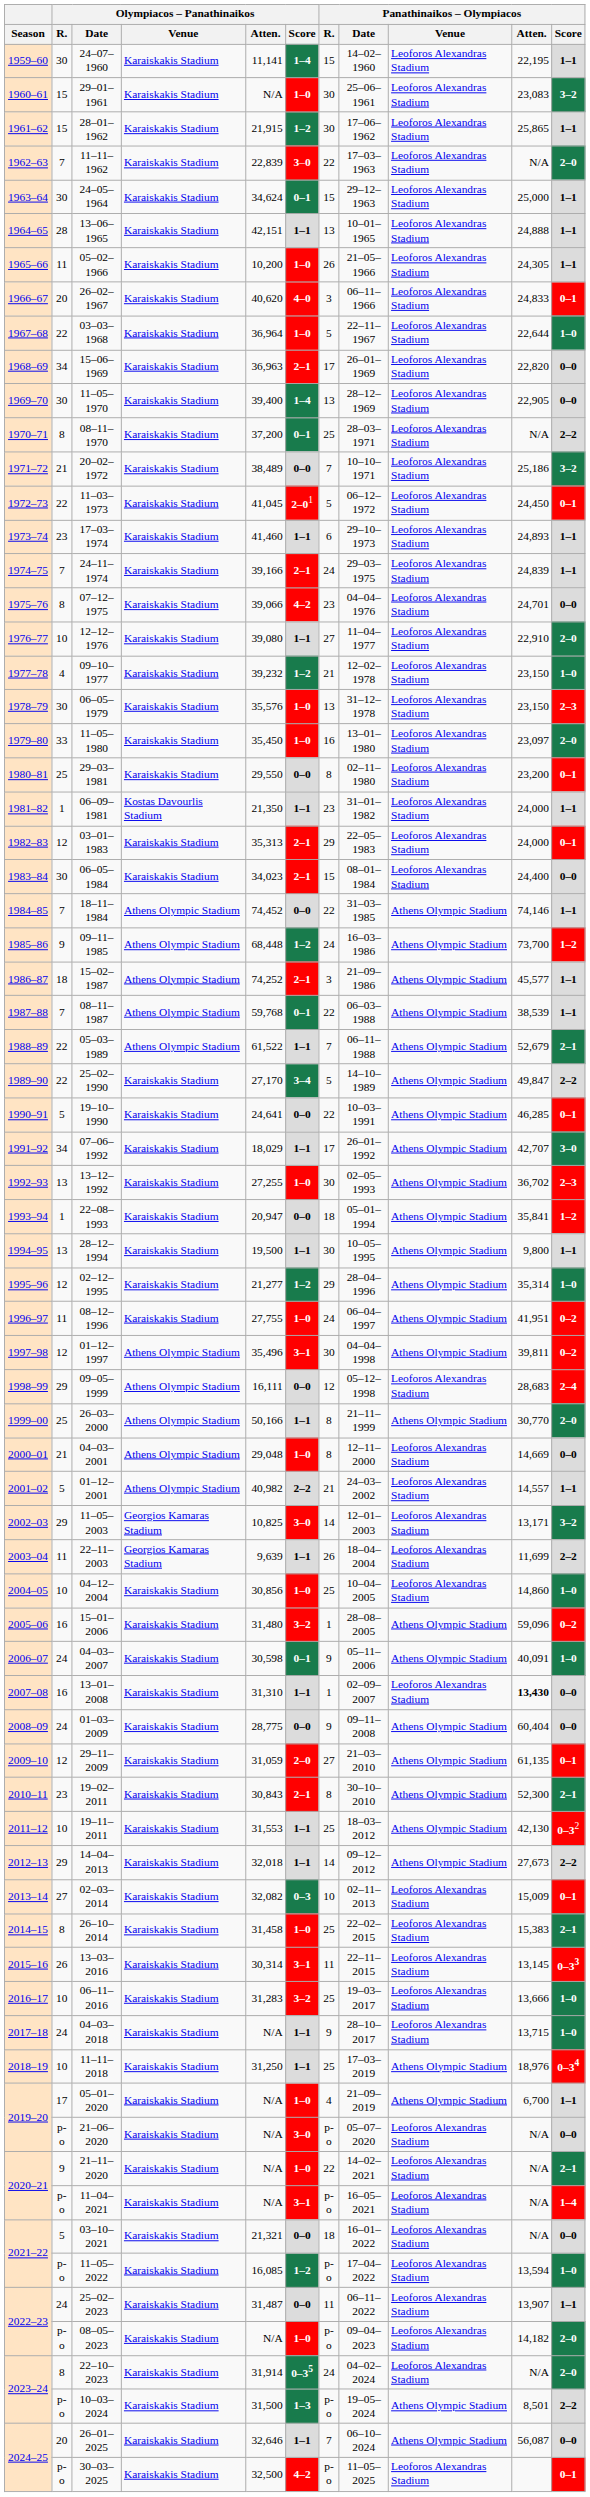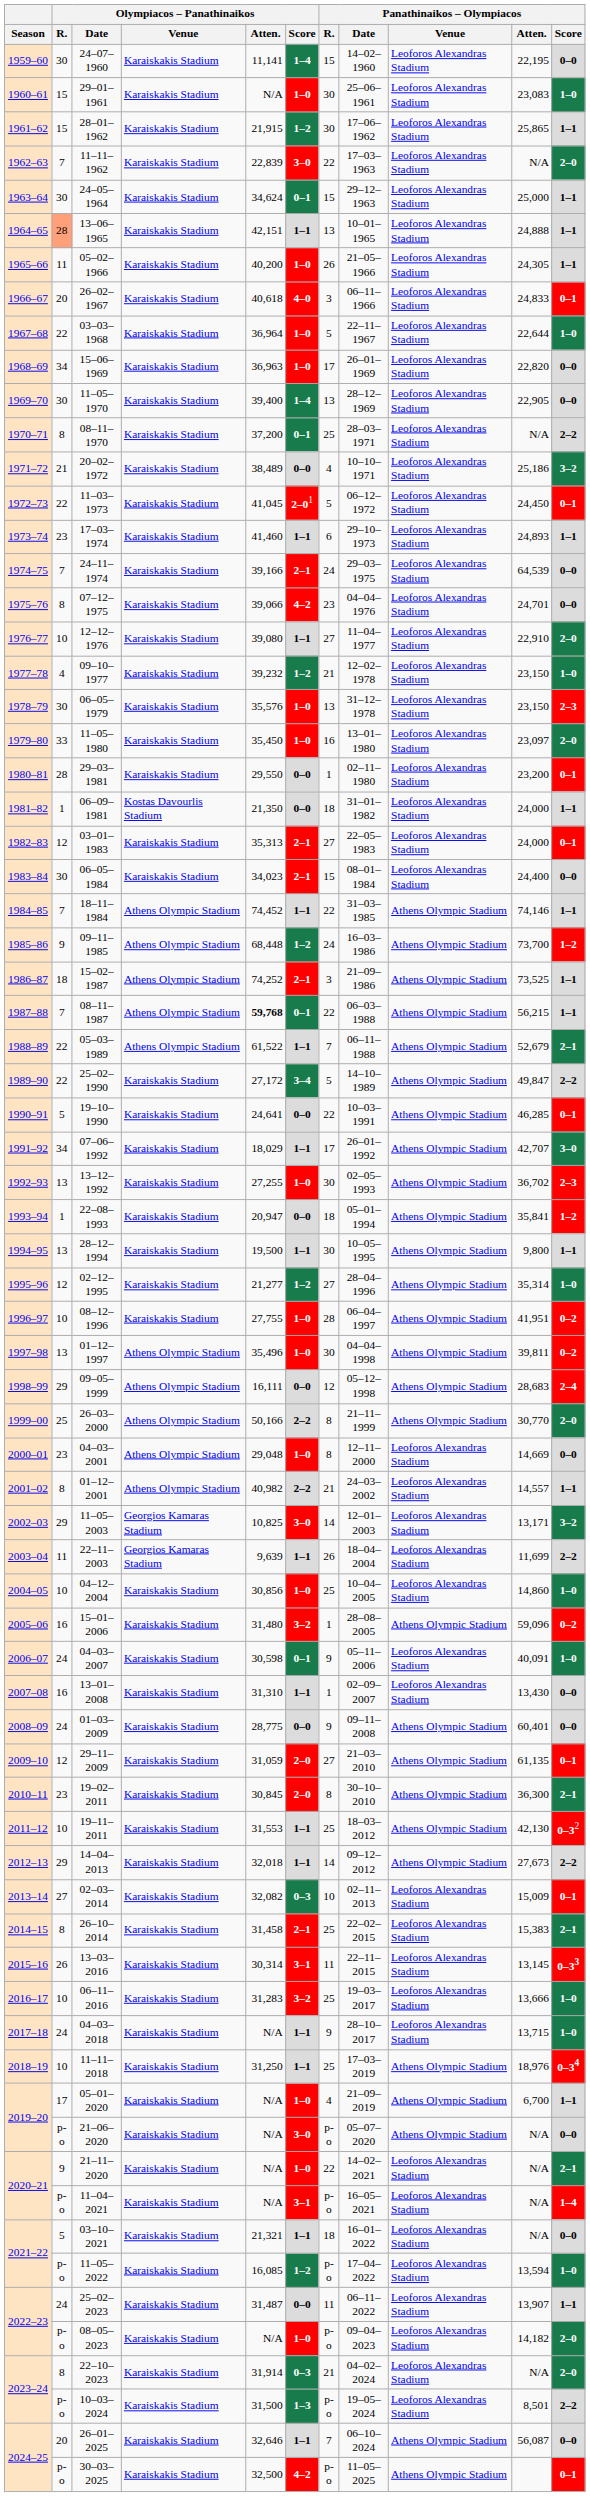(568, 60) 1–1 -> (568, 60) 0–0
(568, 94) 3–2 -> (568, 94) 1–0
(62, 230) no background -> (62, 230) lightsalmon background
(267, 264) 10,200 -> (267, 264) 40,200
(267, 298) 40,620 -> (267, 298) 40,618
(302, 366) 2–1 -> (302, 366) 1–0
(329, 468) 7 -> (329, 468) 4
(533, 570) 24,839 -> (533, 570) 64,539
(568, 570) 1–1 -> (568, 570) 0–0
(62, 774) 25 -> (62, 774) 28
(329, 774) 8 -> (329, 774) 1
(302, 808) 1–1 -> (302, 808) 0–0
(329, 808) 23 -> (329, 808) 18
(329, 842) 29 -> (329, 842) 27
(302, 910) 0–0 -> (302, 910) 1–1
(533, 978) 45,577 -> (533, 978) 73,525
(267, 1012) normal -> (267, 1012) bold
(533, 1012) 38,539 -> (533, 1012) 56,215
(267, 1080) 27,170 -> (267, 1080) 27,172
(329, 1284) 29 -> (329, 1284) 27
(62, 1318) 11 -> (62, 1318) 10
(329, 1318) 24 -> (329, 1318) 28
(62, 1352) 12 -> (62, 1352) 13
(302, 1352) 3–1 -> (302, 1352) 1–0
(439, 1386) Leoforos Alexandras Stadium -> (449, 1386) Athens Olympic Stadium
(302, 1420) 1–1 -> (302, 1420) 2–2
(62, 1454) 21 -> (62, 1454) 23
(62, 1488) 5 -> (62, 1488) 8
(449, 1658) Athens Olympic Stadium -> (439, 1658) Leoforos Alexandras Stadium
(533, 1692) bold -> (533, 1692) normal
(533, 1726) 60,404 -> (533, 1726) 60,401
(267, 1794) 30,843 -> (267, 1794) 30,845
(302, 1794) 2–1 -> (302, 1794) 2–0
(533, 1794) 52,300 -> (533, 1794) 36,300
(302, 1930) 1–0 -> (302, 1930) 2–1
(439, 2134) Leoforos Alexandras Stadium -> (449, 2134) Athens Olympic Stadium
(302, 2236) 0–0 -> (302, 2236) 1–1
(302, 2372) 0–35 -> (302, 2372) 0–3
(329, 2372) 24 -> (329, 2372) 21
(449, 2406) Athens Olympic Stadium -> (439, 2406) Leoforos Alexandras Stadium
(439, 2474) Leoforos Alexandras Stadium -> (449, 2474) Athens Olympic Stadium
